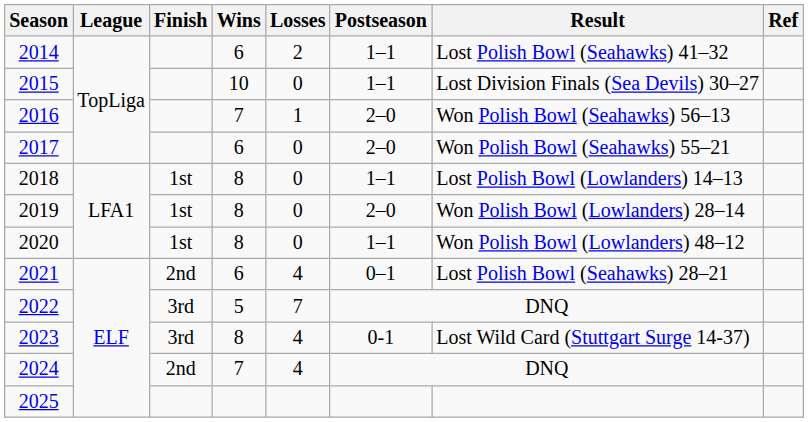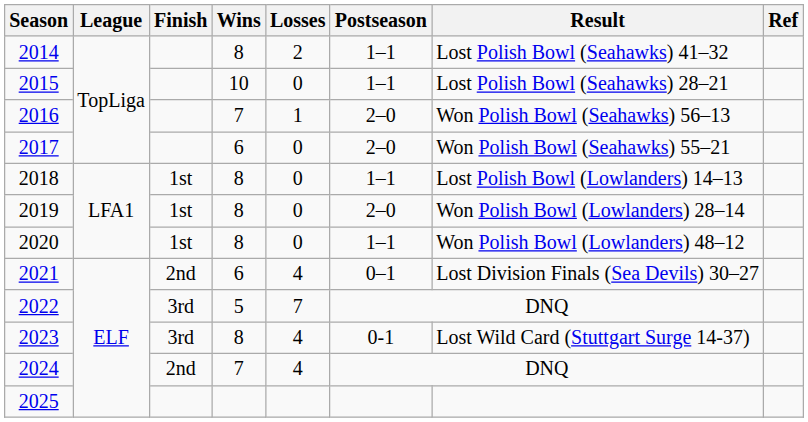(239, 52) 6 -> (239, 52) 8
(598, 83) Lost Division Finals (Sea Devils) 30–27 -> (582, 83) Lost Polish Bowl (Seahawks) 28–21
(582, 274) Lost Polish Bowl (Seahawks) 28–21 -> (598, 274) Lost Division Finals (Sea Devils) 30–27
